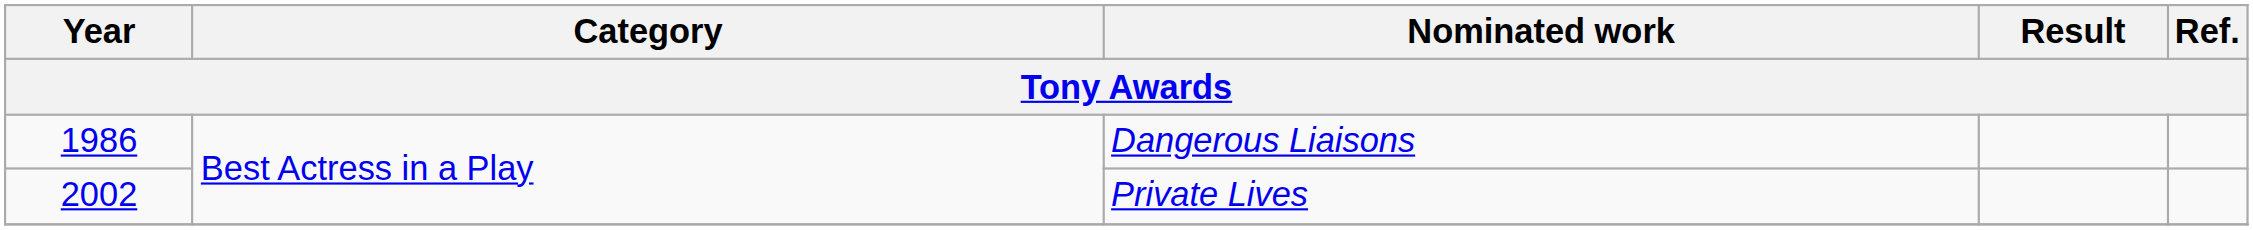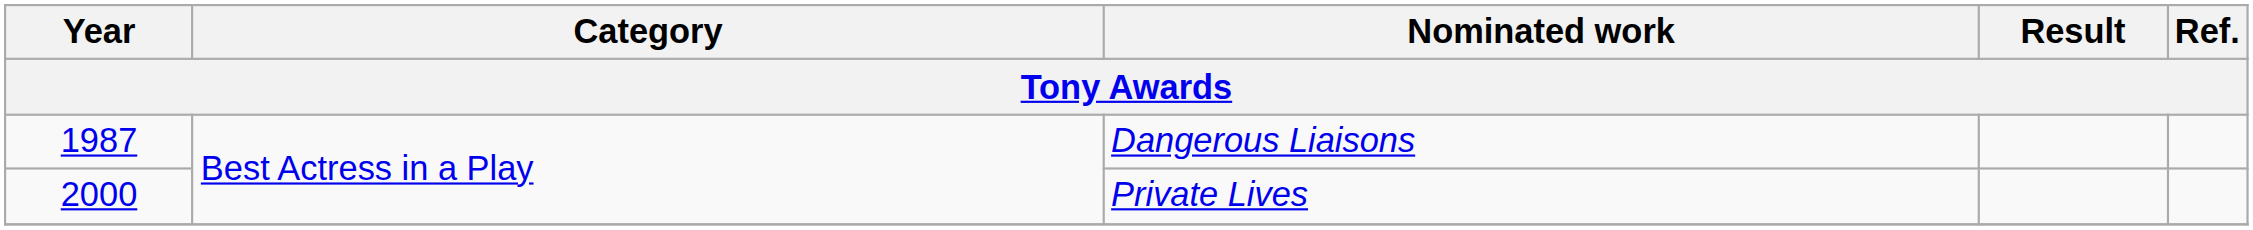(99, 140) 1986 -> (99, 140) 1987
(99, 195) 2002 -> (99, 195) 2000
